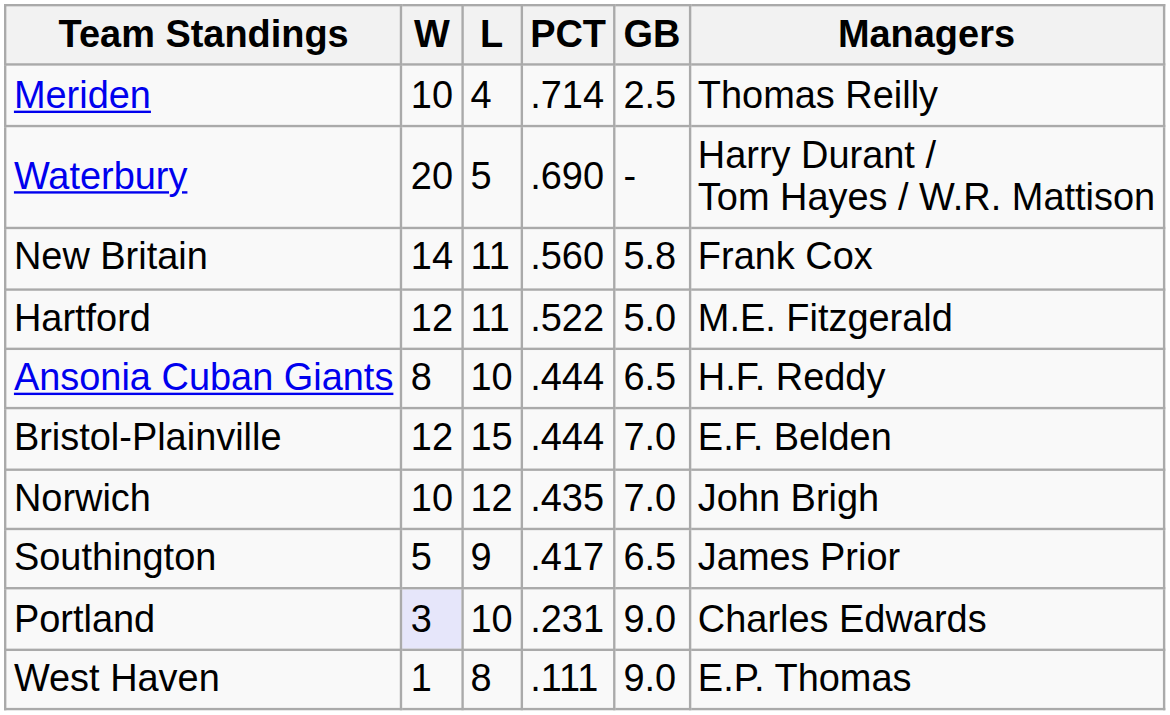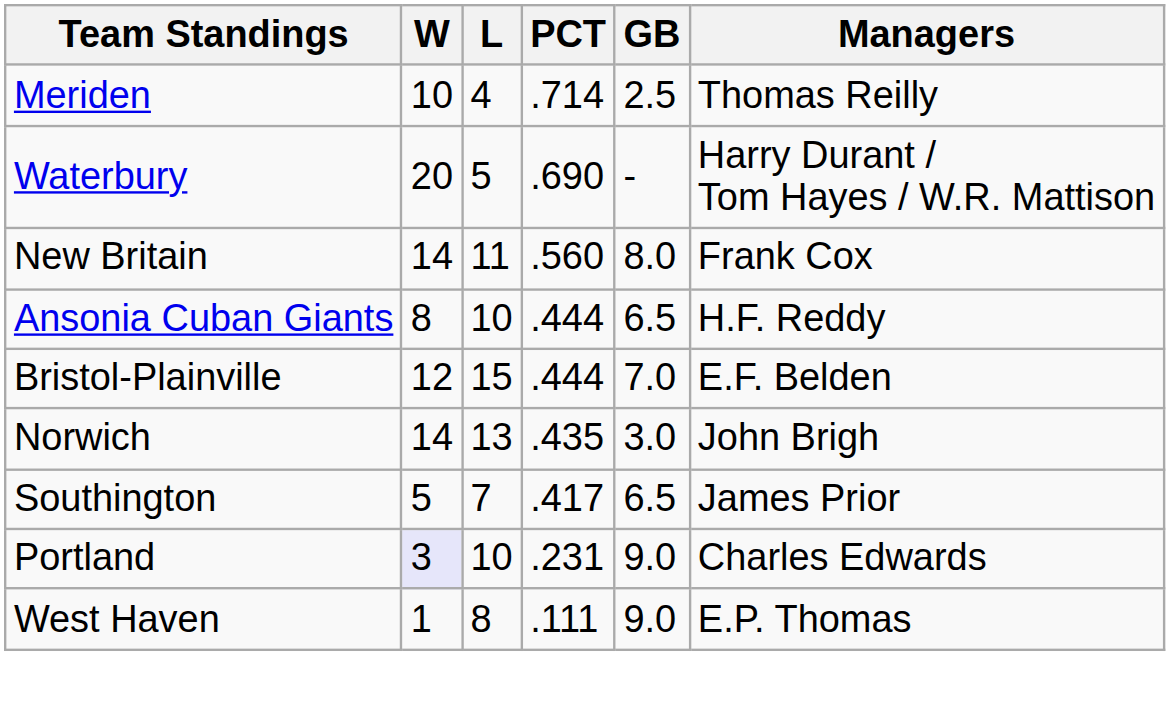(650, 257) 5.8 -> (650, 257) 8.0
- row: (82, 317)
(432, 498) 10 -> (432, 438) 14
(492, 498) 12 -> (492, 438) 13
(650, 498) 7.0 -> (650, 438) 3.0
(481, 558) 9 -> (481, 498) 7
